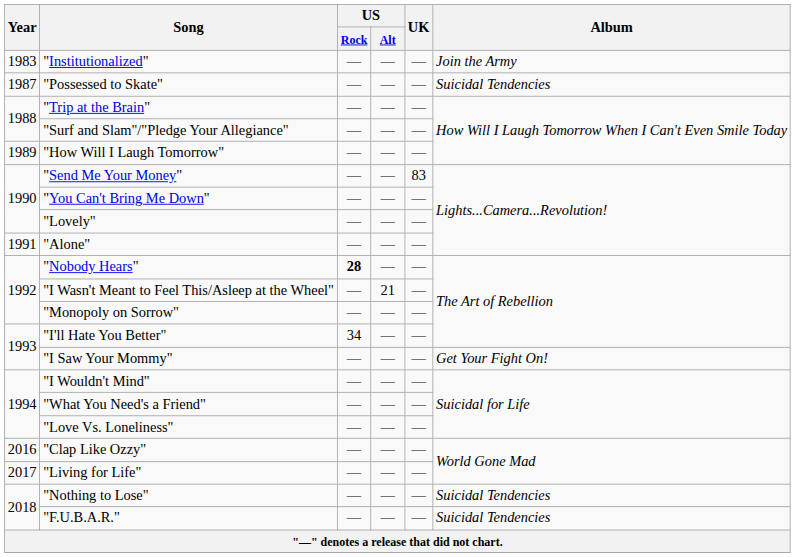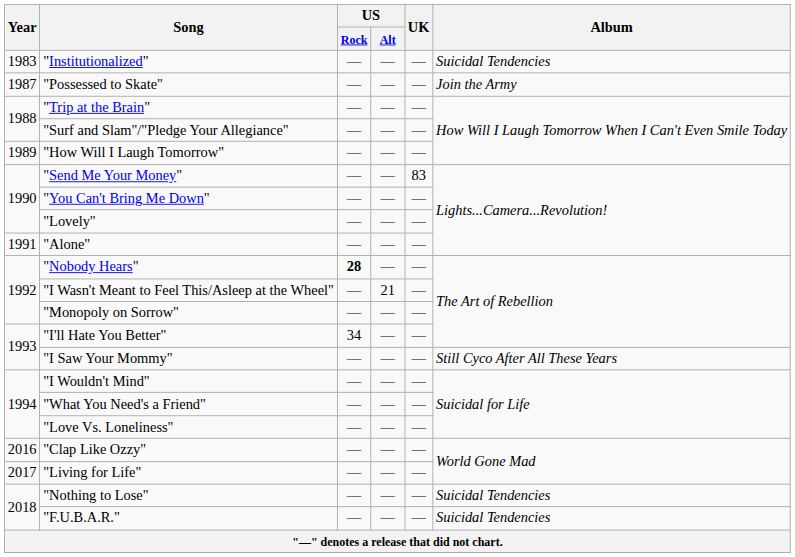(476, 61) Join the Army -> (493, 61) Suicidal Tendencies
(493, 84) Suicidal Tendencies -> (476, 84) Join the Army
(492, 358) Get Your Fight On! -> (527, 358) Still Cyco After All These Years
